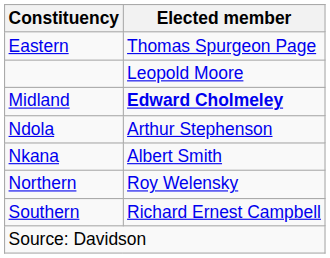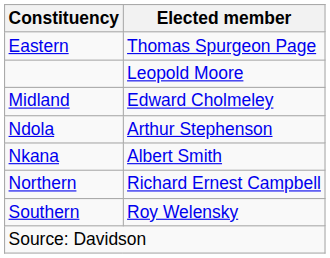(205, 101) bold -> (200, 101) normal
(183, 184) Roy Welensky -> (224, 184) Richard Ernest Campbell
(224, 211) Richard Ernest Campbell -> (183, 211) Roy Welensky
